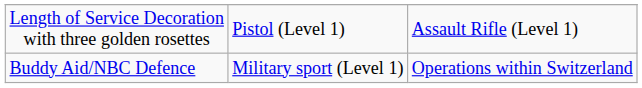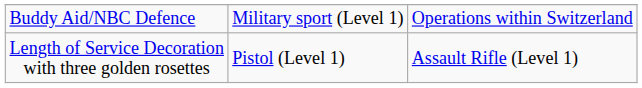rows swapped: (117, 29) <-> (102, 67)
